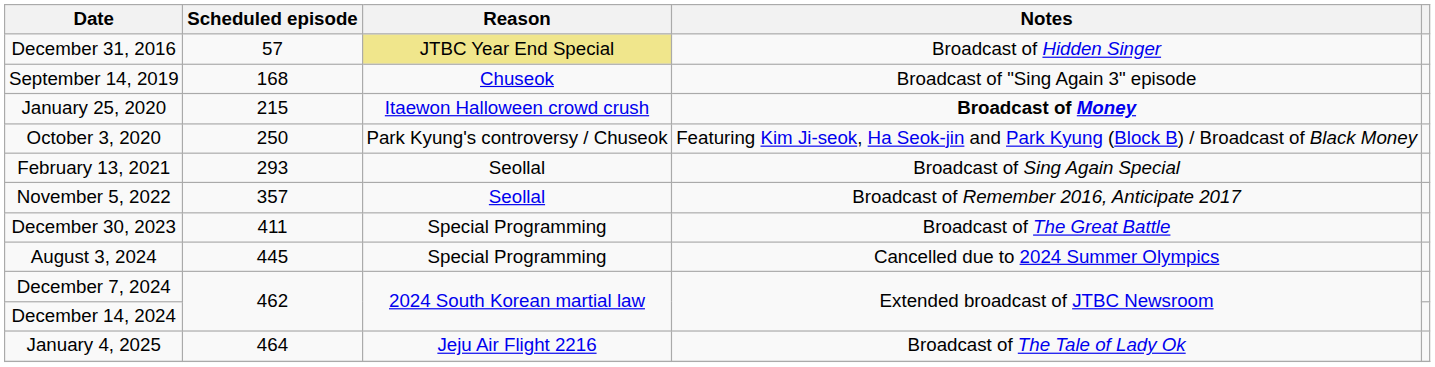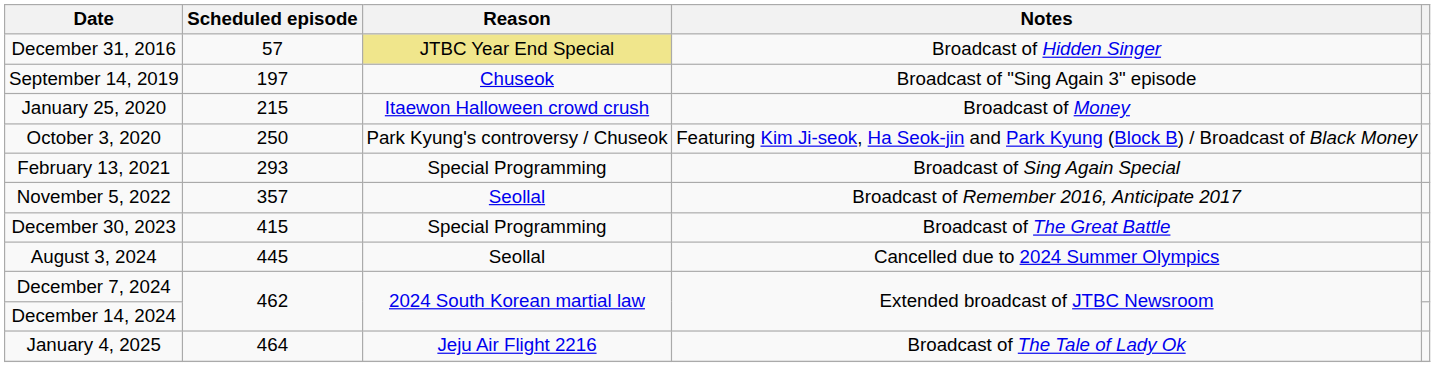(272, 78) 168 -> (272, 78) 197
(1047, 108) bold -> (1047, 108) normal
(517, 167) Seollal -> (517, 167) Special Programming
(272, 227) 411 -> (272, 227) 415
(517, 256) Special Programming -> (517, 256) Seollal
